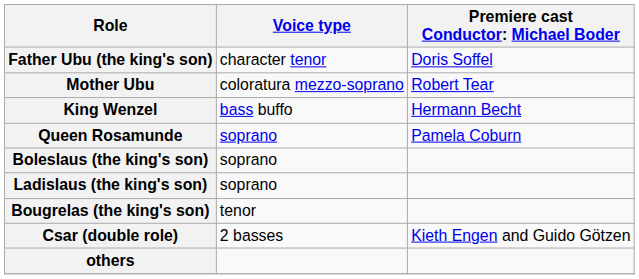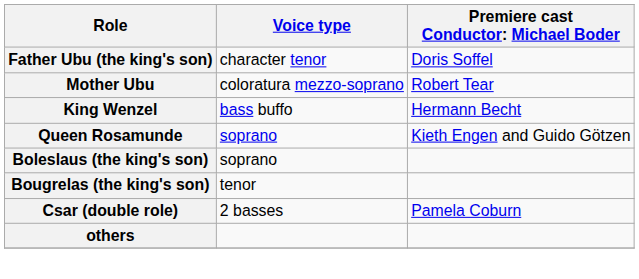(466, 135) Pamela Coburn -> (521, 135) Kieth Engen and Guido Götzen
- row: (110, 185)
(521, 235) Kieth Engen and Guido Götzen -> (466, 210) Pamela Coburn
